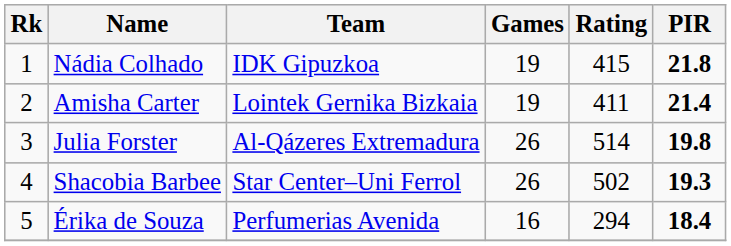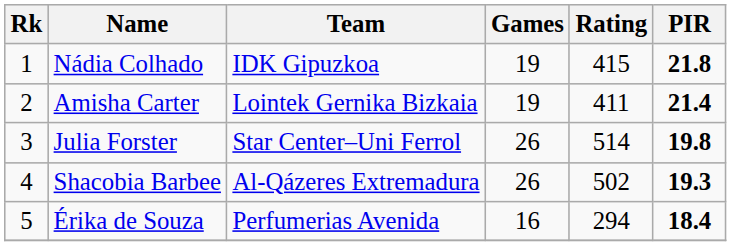(356, 142) Al-Qázeres Extremadura -> (347, 142) Star Center–Uni Ferrol
(347, 181) Star Center–Uni Ferrol -> (356, 181) Al-Qázeres Extremadura
